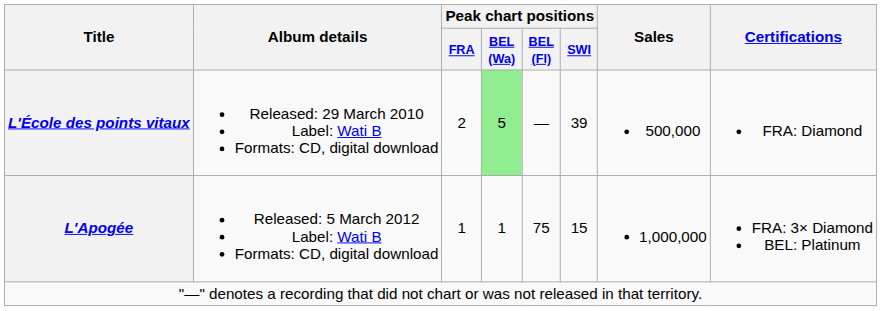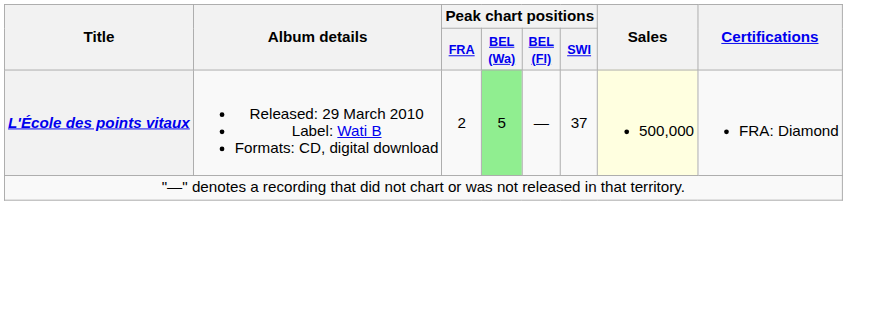(579, 122) 39 -> (579, 122) 37
(654, 131) no background -> (648, 131) lightyellow background
- row: (99, 228)
